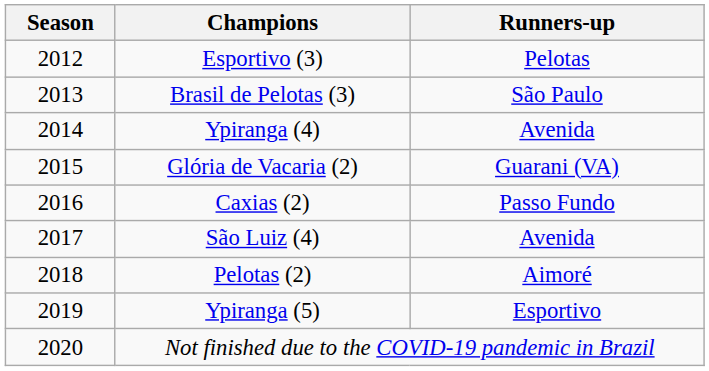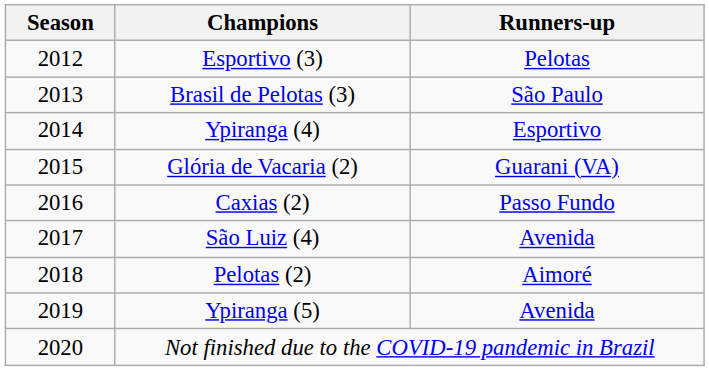(557, 130) Avenida -> (557, 130) Esportivo
(557, 310) Esportivo -> (557, 310) Avenida
